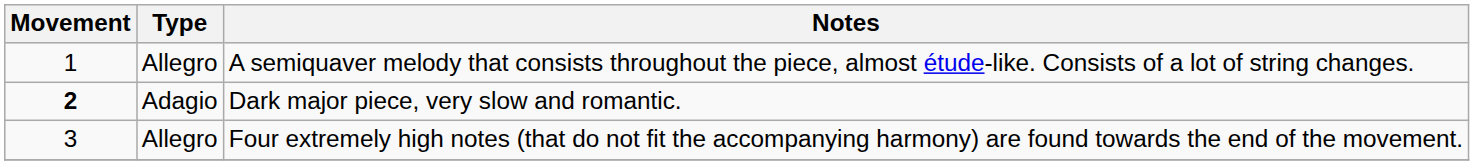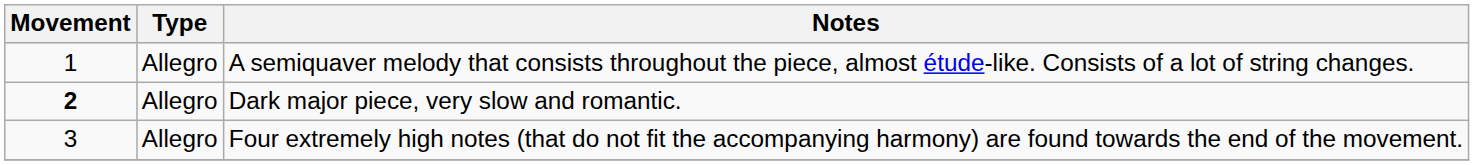(180, 100) Adagio -> (180, 100) Allegro
